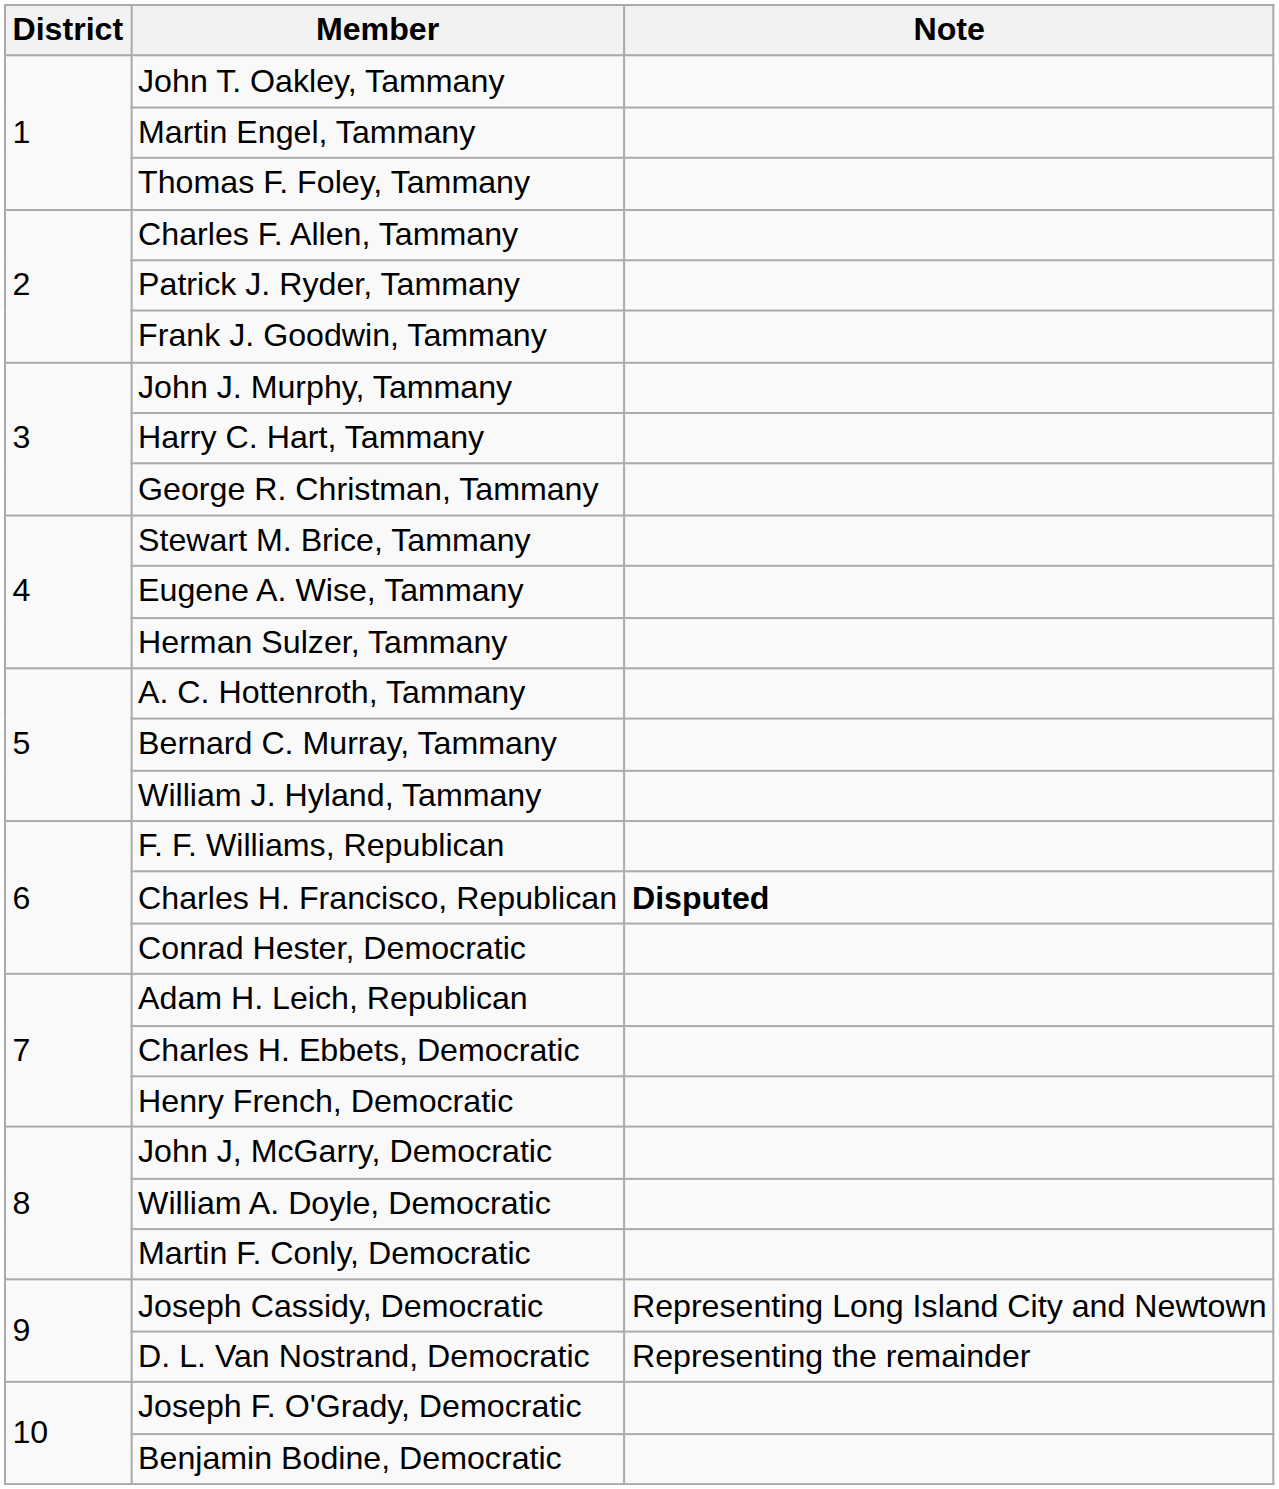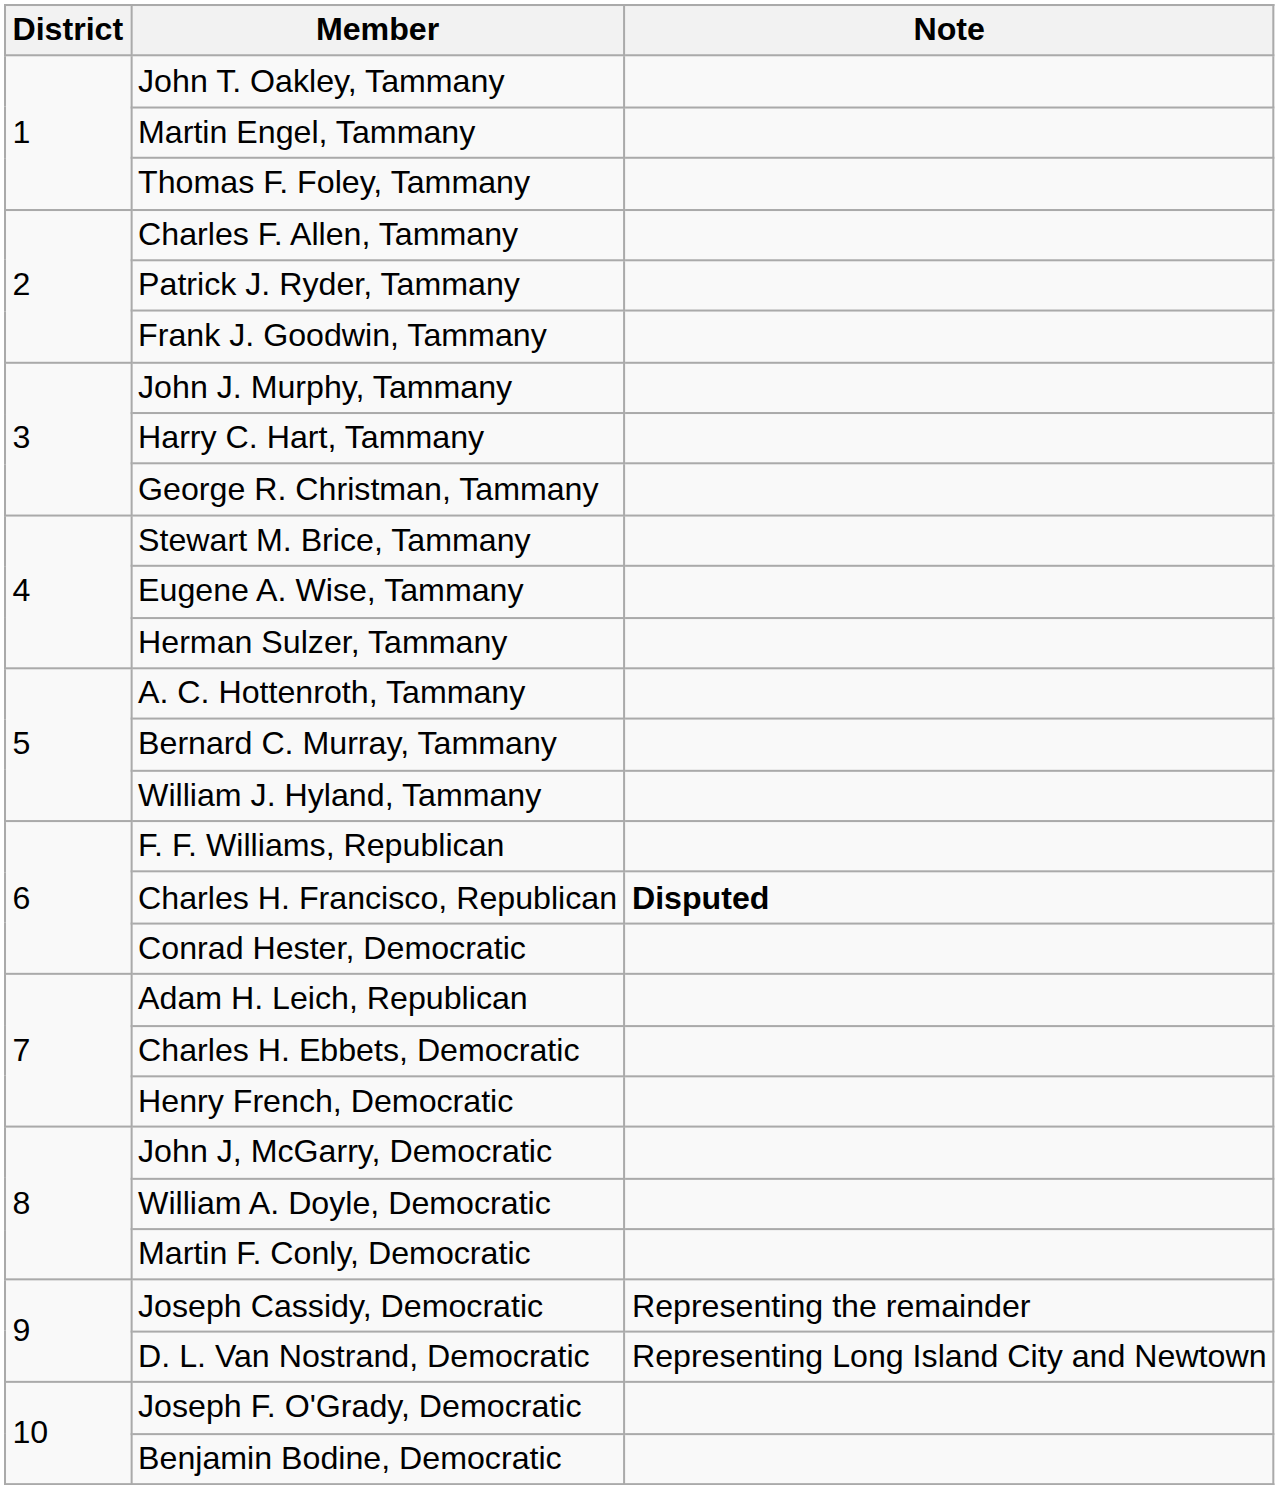(949, 1305) Representing Long Island City and Newtown -> (831, 1305) Representing the remainder
(831, 1356) Representing the remainder -> (949, 1356) Representing Long Island City and Newtown
